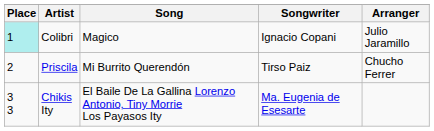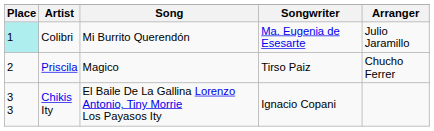(101, 37) Magico -> (136, 37) Mi Burrito Querendón
(299, 37) Ignacio Copani -> (300, 37) Ma. Eugenia de Esesarte
(136, 67) Mi Burrito Querendón -> (101, 67) Magico
(300, 104) Ma. Eugenia de Esesarte -> (299, 104) Ignacio Copani
